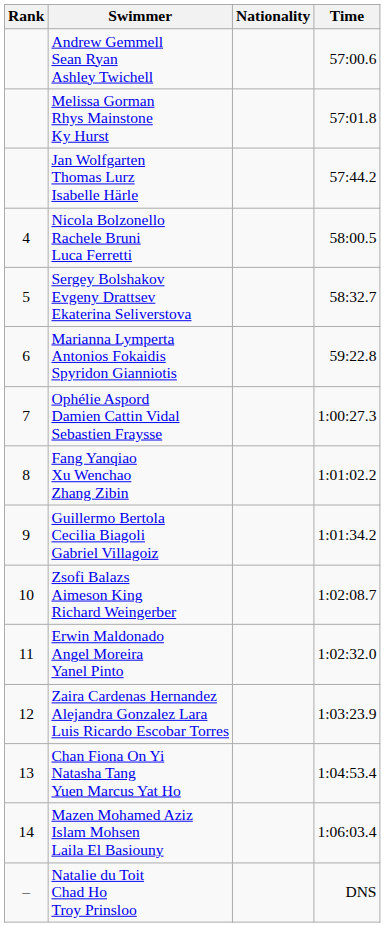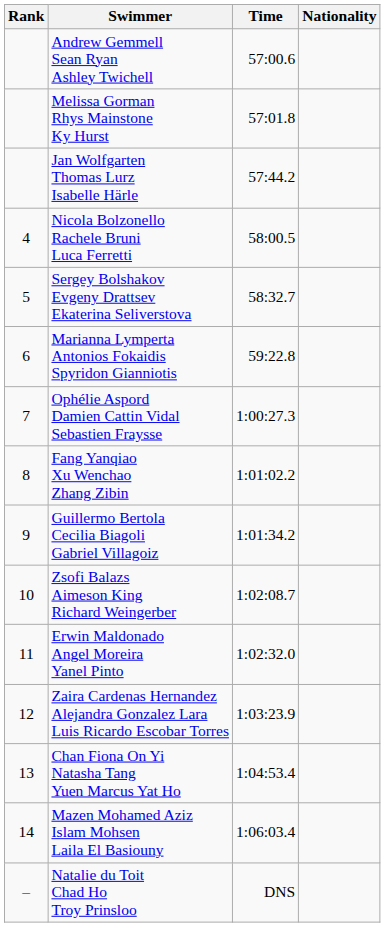columns swapped: (273, 16) <-> (347, 16)
